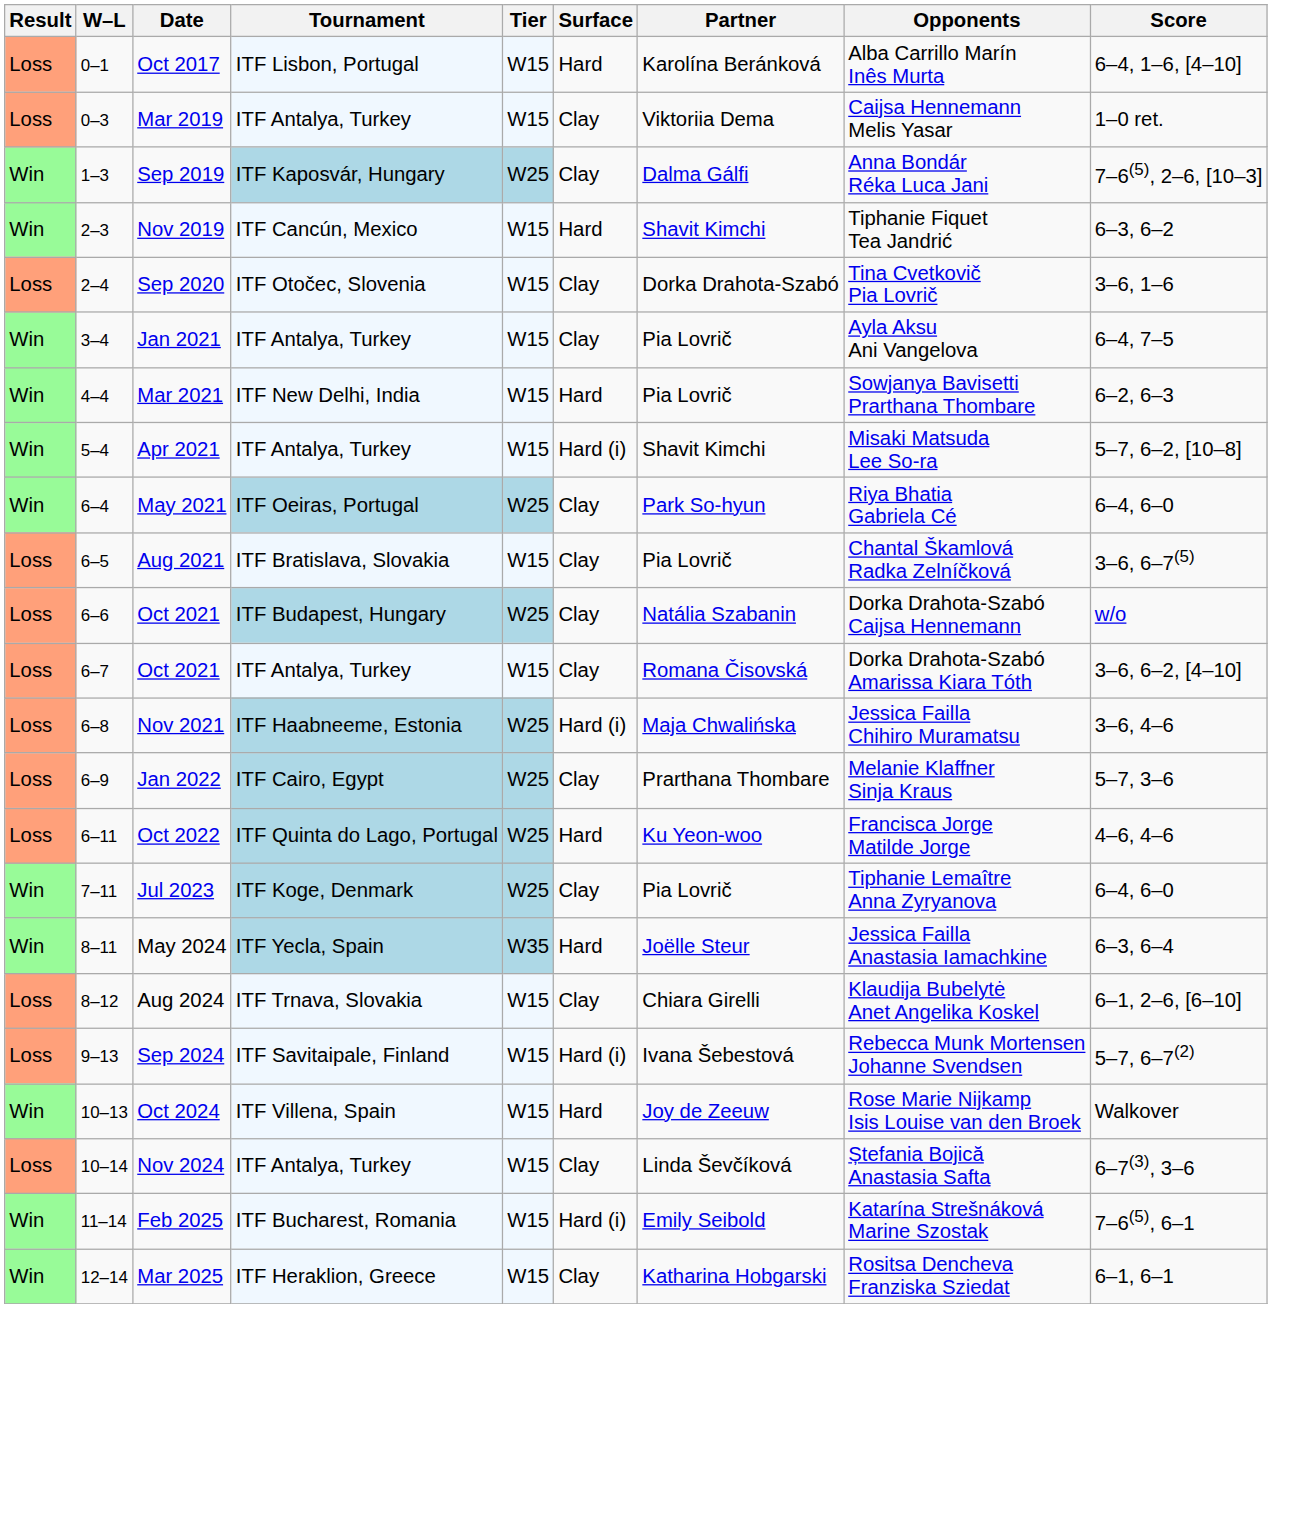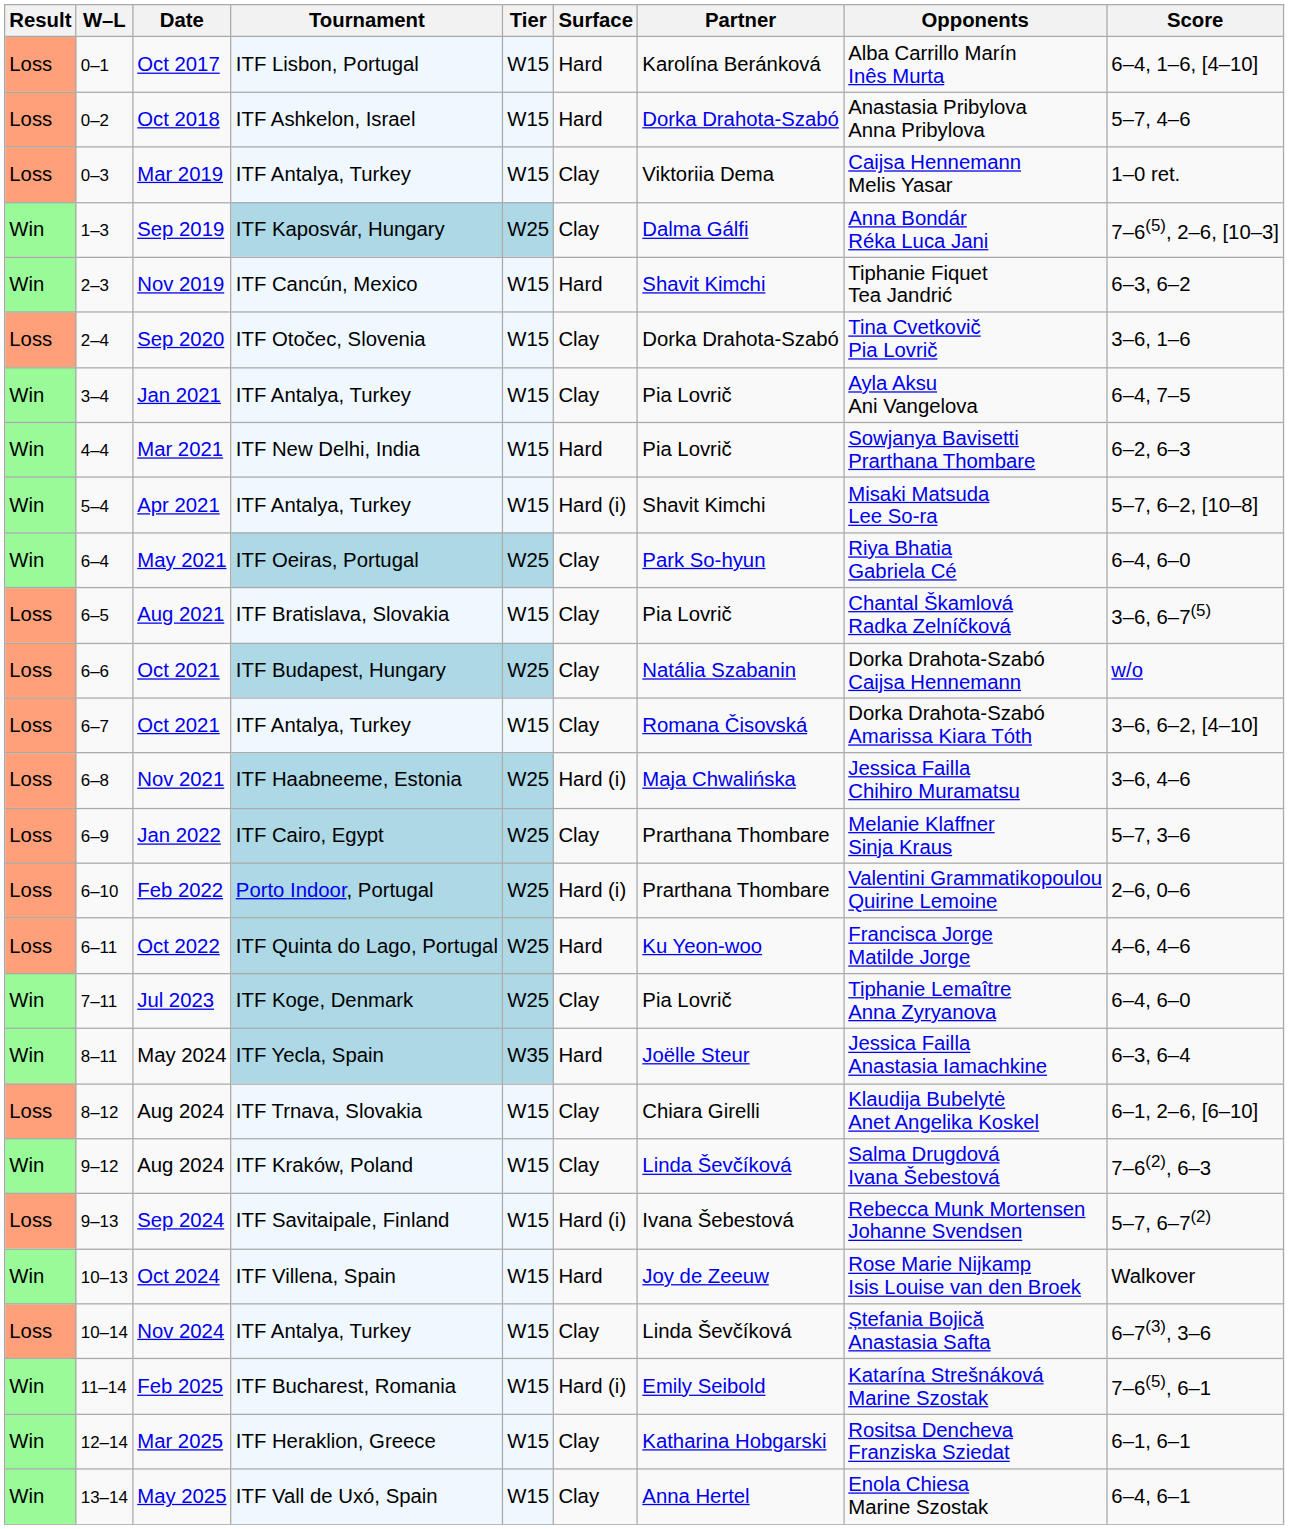+ row: (95, 120)
+ row: (100, 891)
+ row: (100, 1167)
+ row: (104, 1497)
